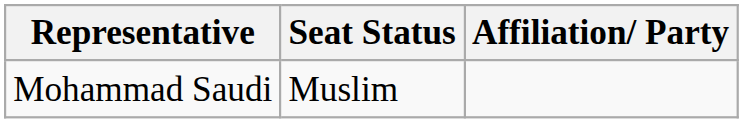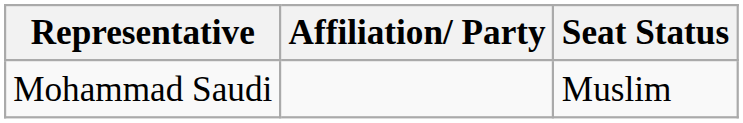columns swapped: (601, 32) <-> (372, 32)
